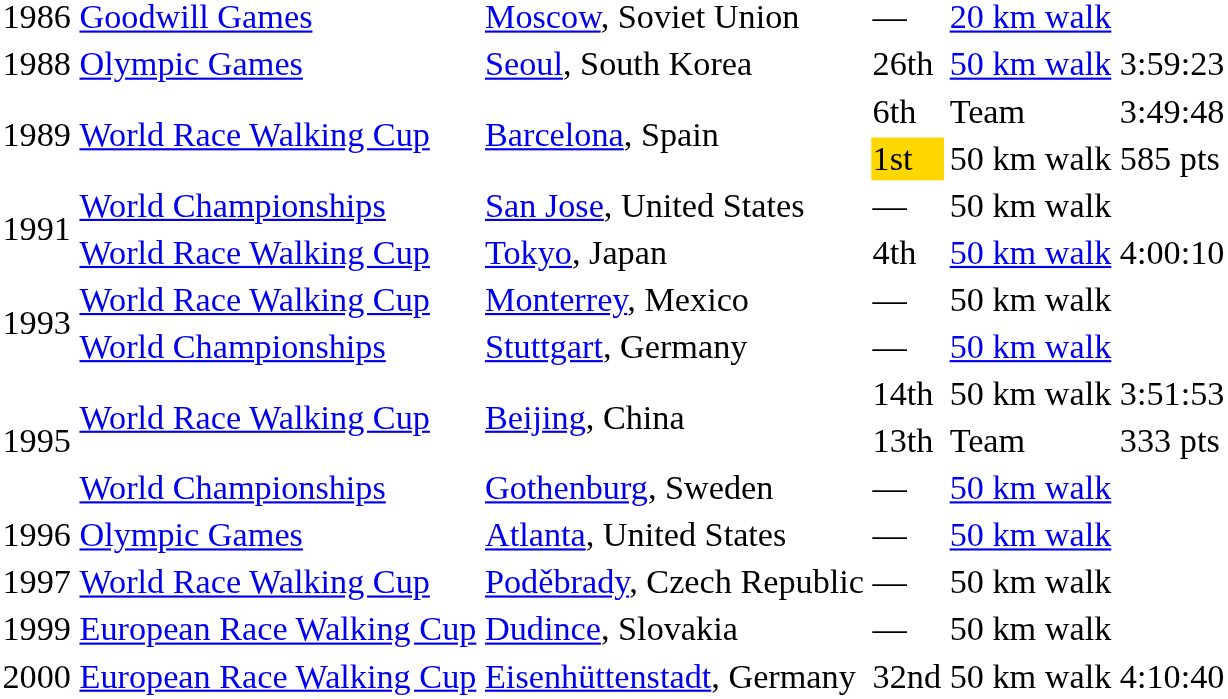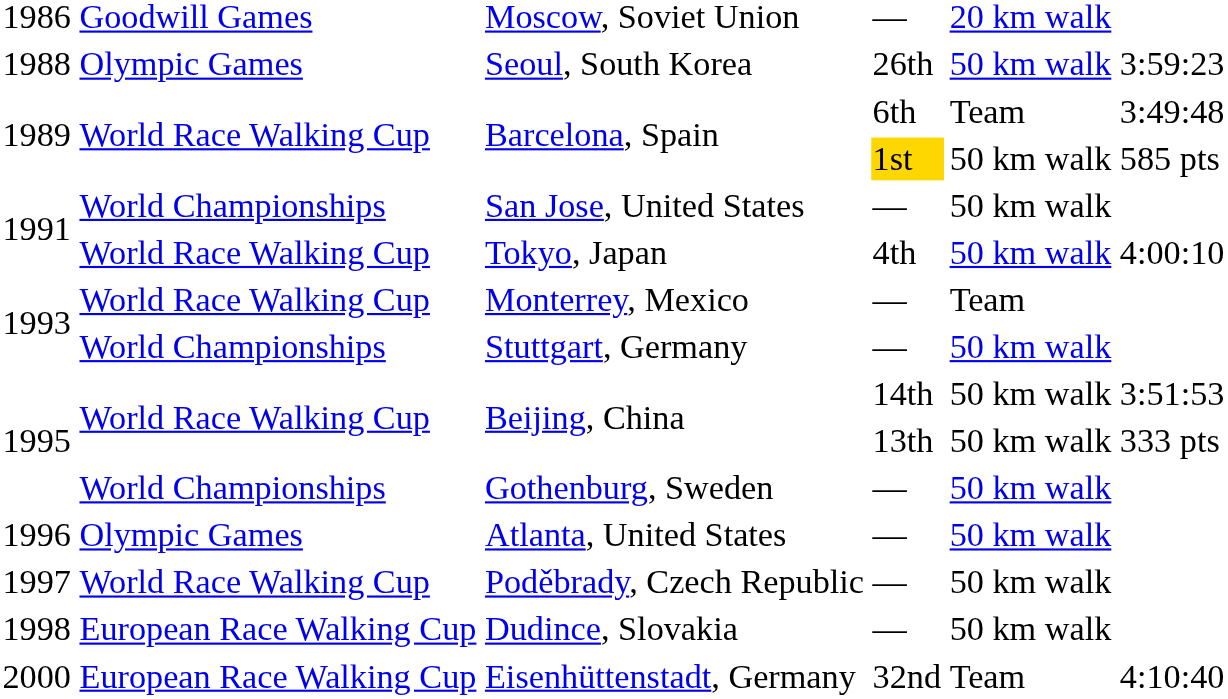(1030, 299) 50 km walk -> (987, 299) Team
(987, 440) Team -> (1030, 440) 50 km walk
(37, 629) 1999 -> (37, 629) 1998
(1030, 676) 50 km walk -> (987, 676) Team
